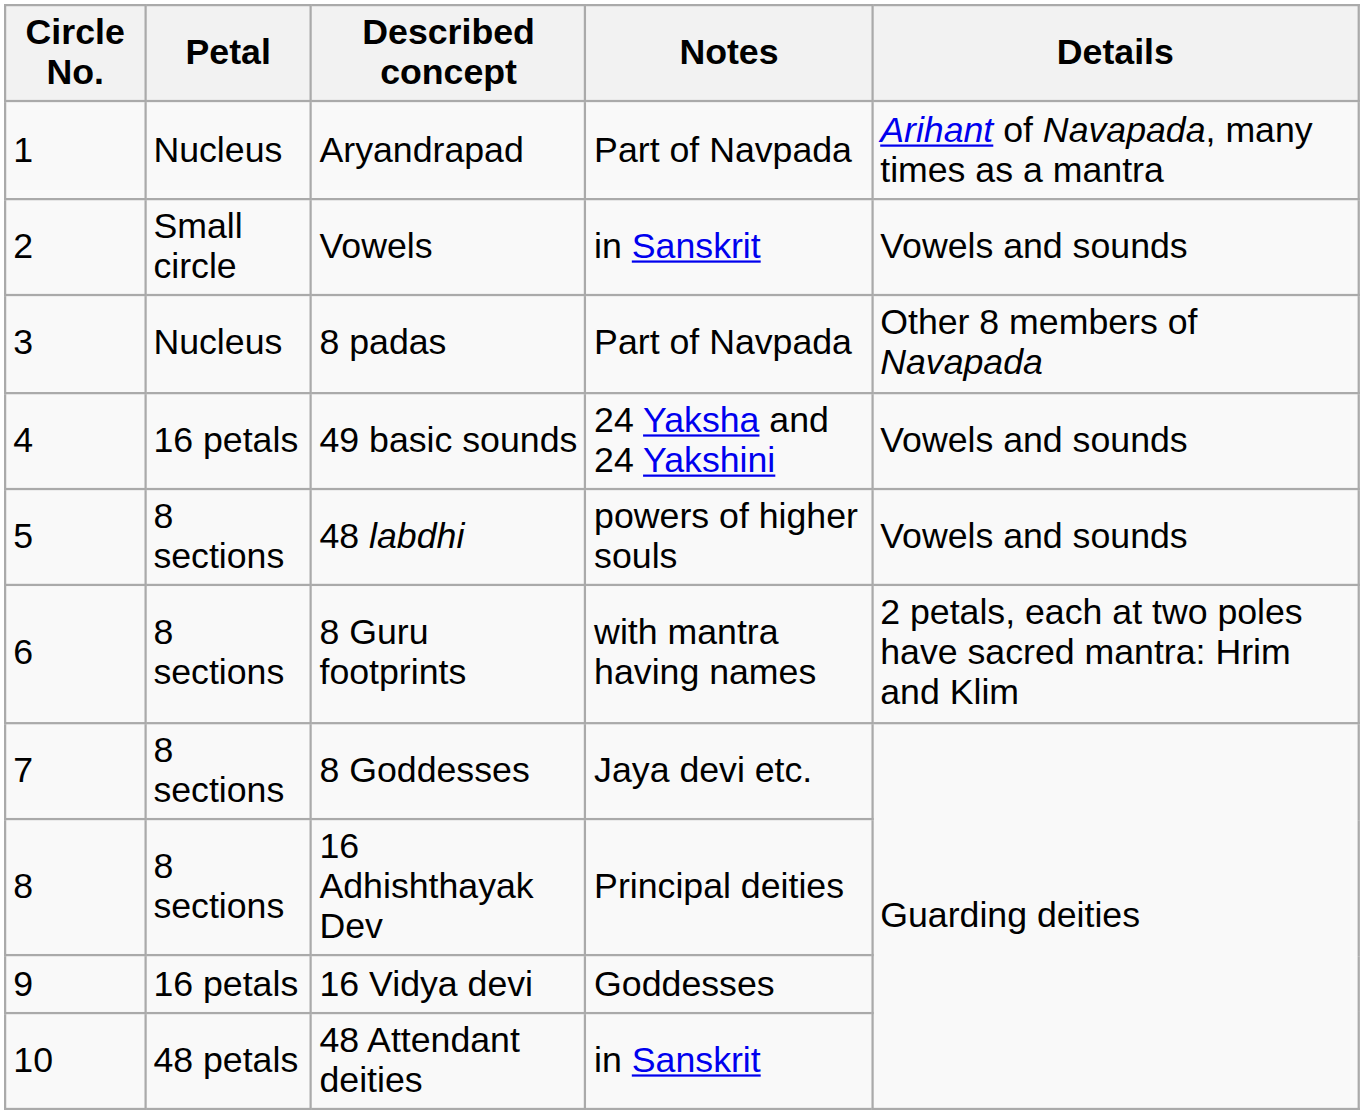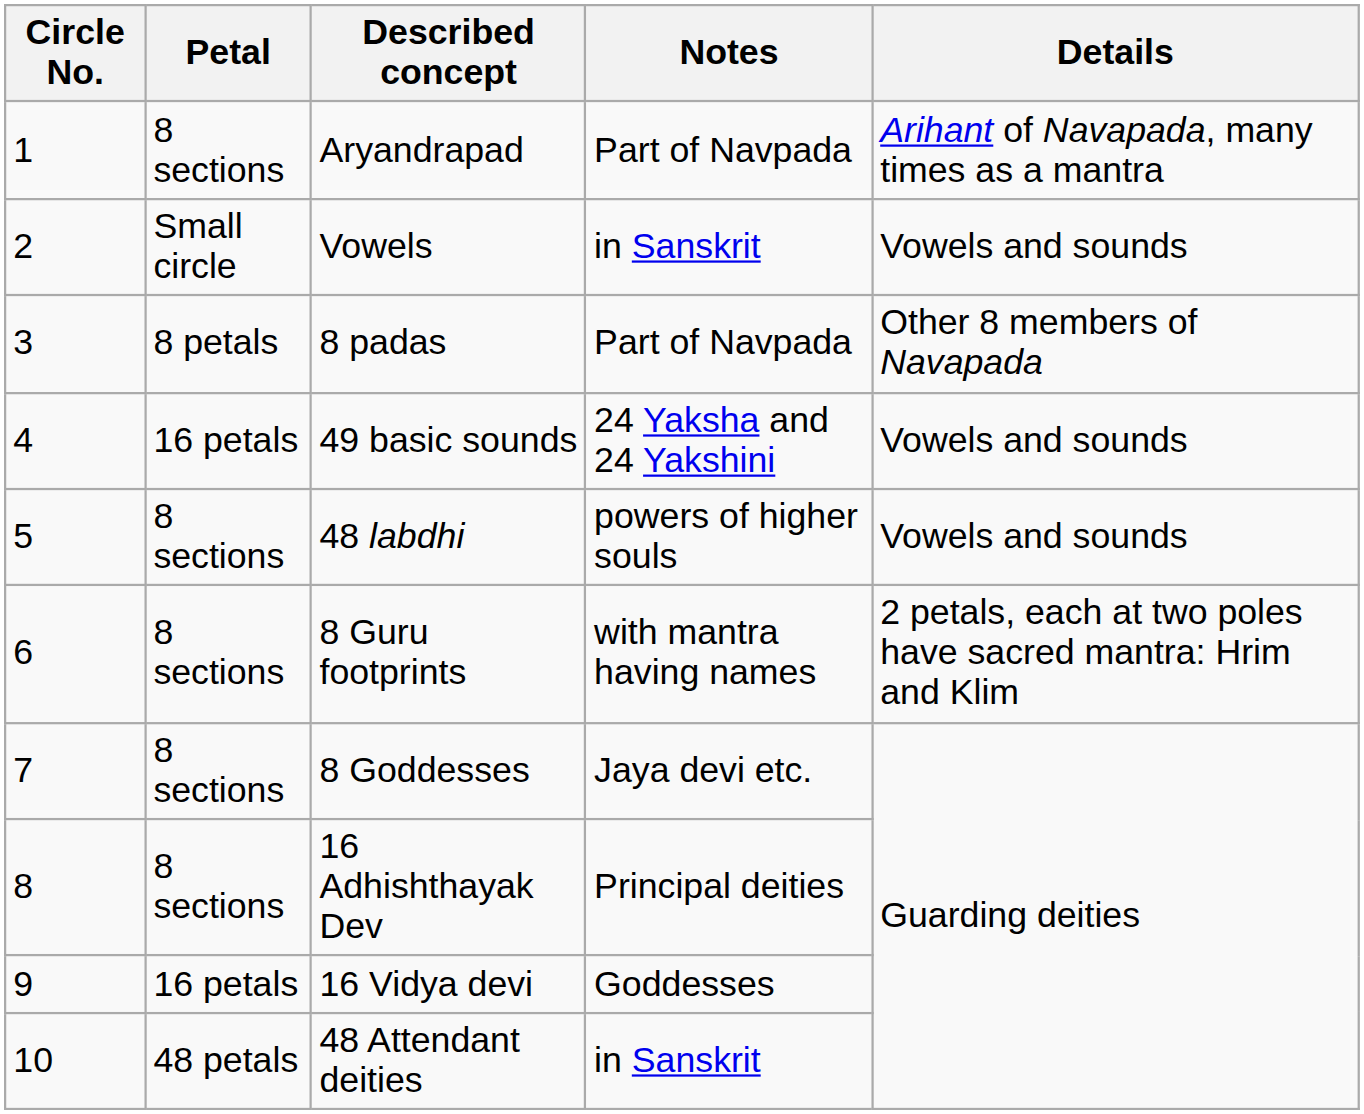(218, 149) Nucleus -> (219, 149) 8 sections
(218, 343) Nucleus -> (216, 343) 8 petals
